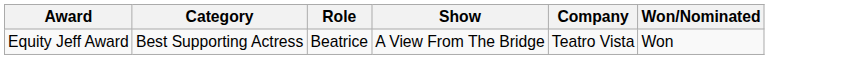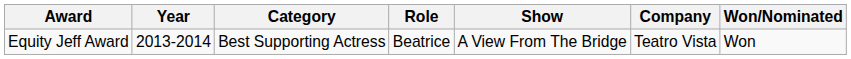+ column: (173, 16)
